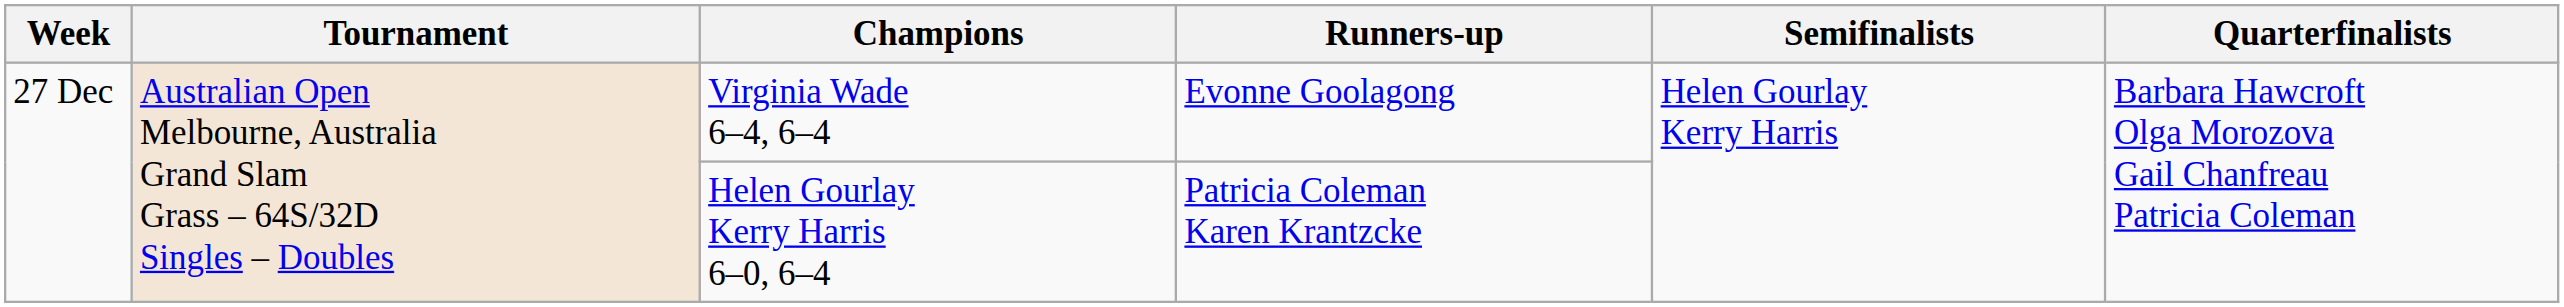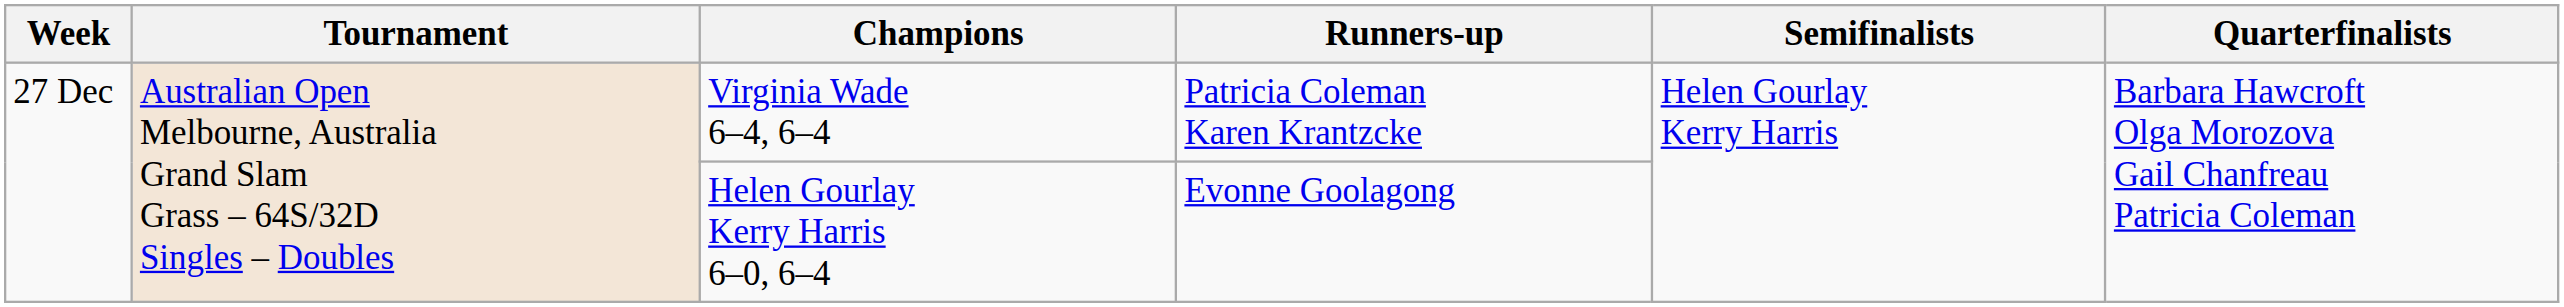(1320, 91) Evonne Goolagong -> (1305, 111) Patricia Coleman Karen Krantzcke
(1305, 210) Patricia Coleman Karen Krantzcke -> (1320, 190) Evonne Goolagong
